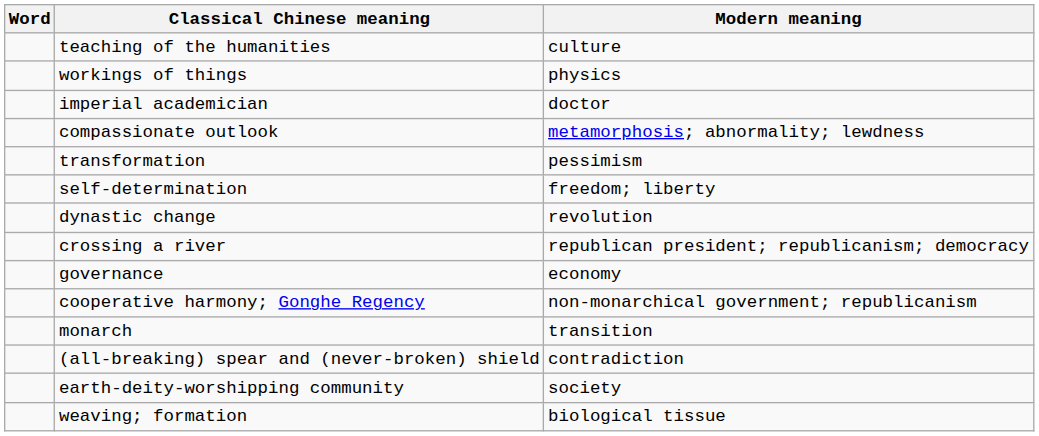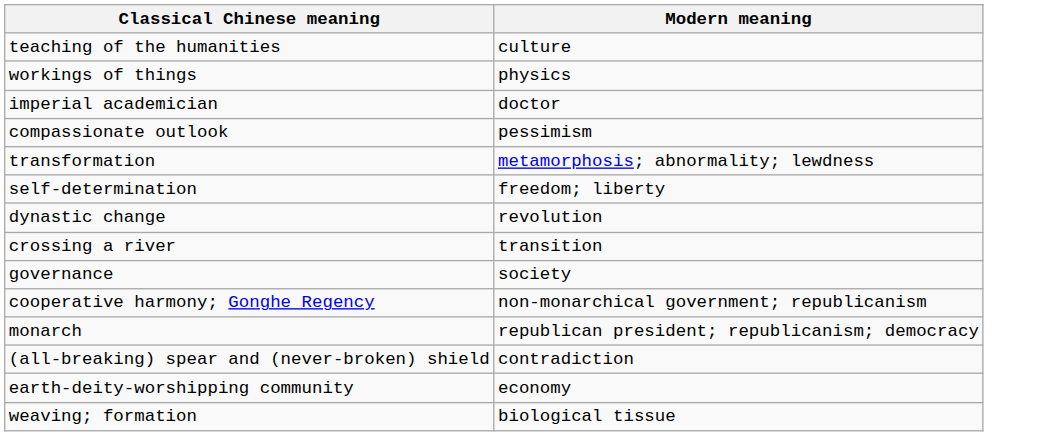- column: (30, 19)
(736, 132) metamorphosis; abnormality; lewdness -> (545, 132) pessimism
(595, 161) pessimism -> (686, 161) metamorphosis; abnormality; lewdness
(789, 246) republican president; republicanism; democracy -> (550, 246) transition
(585, 274) economy -> (535, 274) society
(600, 331) transition -> (738, 331) republican president; republicanism; democracy
(585, 388) society -> (535, 388) economy
